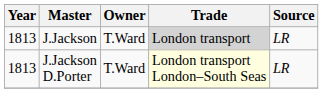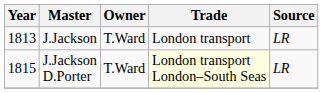(201, 38) lightgrey background -> (201, 38) no background
(22, 68) 1813 -> (22, 68) 1815
